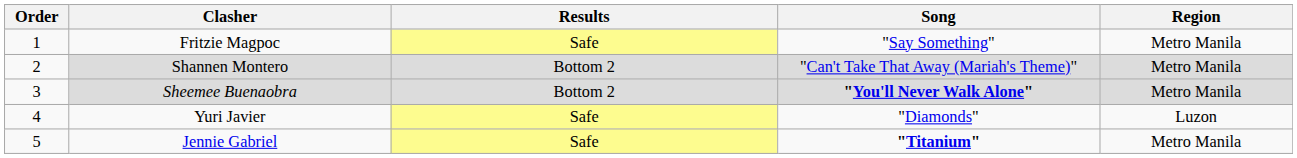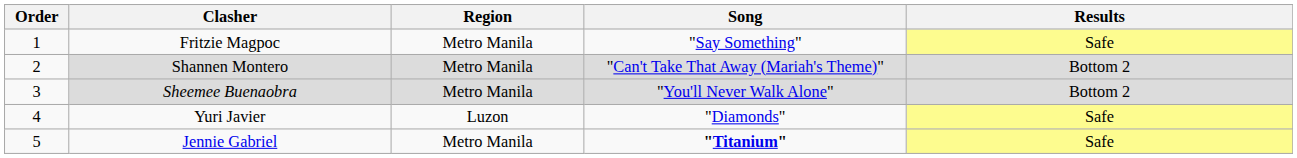columns swapped: (1196, 17) <-> (584, 17)
(938, 92) bold -> (745, 92) normal
